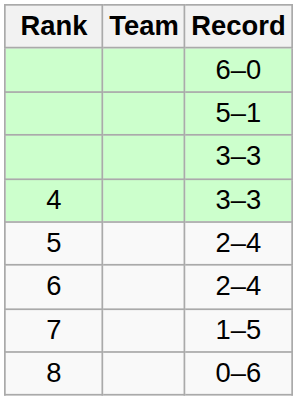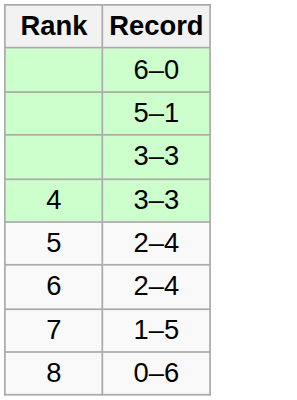- column: (144, 26)
